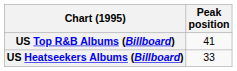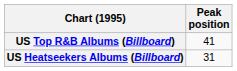(209, 58) 33 -> (209, 58) 31
